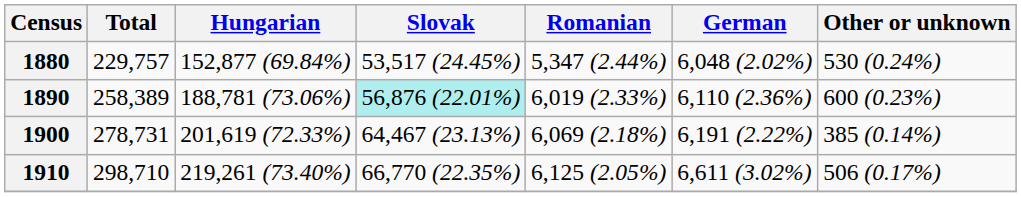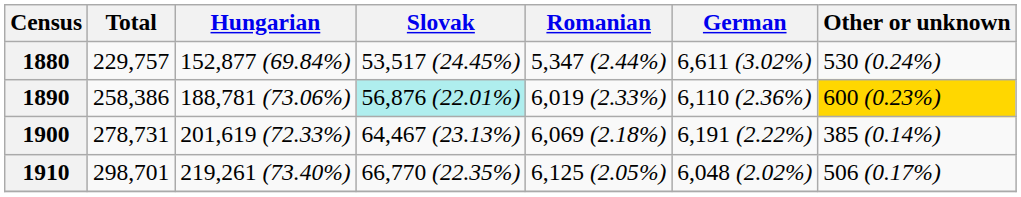(745, 60) 6,048 (2.02%) -> (744, 60) 6,611 (3.02%)
(131, 97) 258,389 -> (131, 97) 258,386
(882, 97) no background -> (882, 97) gold background
(131, 172) 298,710 -> (131, 172) 298,701
(744, 172) 6,611 (3.02%) -> (745, 172) 6,048 (2.02%)
